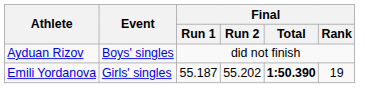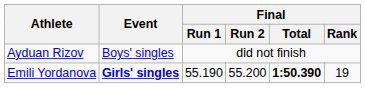(137, 73) normal -> (141, 73) bold
(198, 73) 55.187 -> (204, 73) 55.190
(242, 73) 55.202 -> (248, 73) 55.200
